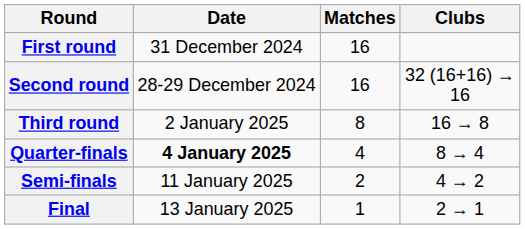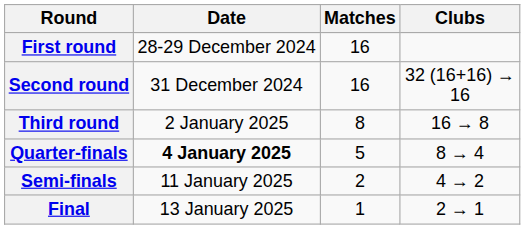(227, 47) 31 December 2024 -> (227, 47) 28-29 December 2024
(227, 85) 28-29 December 2024 -> (227, 85) 31 December 2024
(360, 152) 4 -> (360, 152) 5
